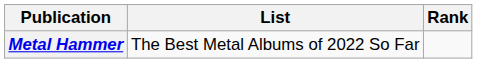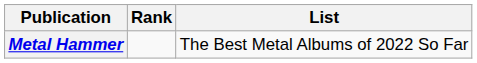columns swapped: (275, 17) <-> (448, 17)
